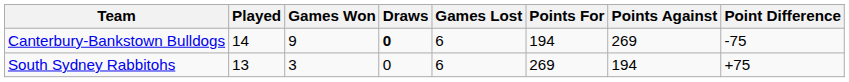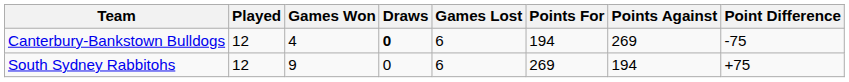(241, 40) 14 -> (241, 40) 12
(292, 40) 9 -> (292, 40) 4
(241, 64) 13 -> (241, 64) 12
(292, 64) 3 -> (292, 64) 9
